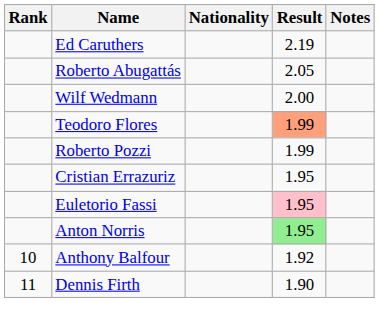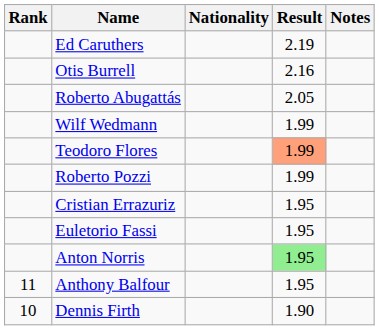+ row: (95, 71)
(300, 97) 2.00 -> (300, 124) 1.99
(300, 204) pink background -> (300, 230) no background
(28, 257) 10 -> (28, 284) 11
(300, 257) 1.92 -> (300, 284) 1.95
(28, 284) 11 -> (28, 310) 10
